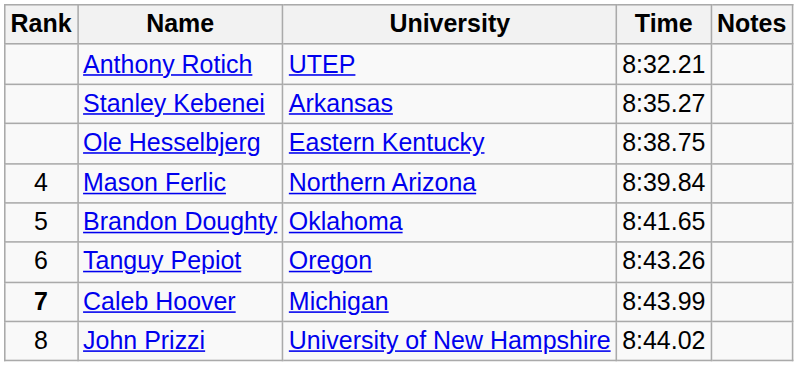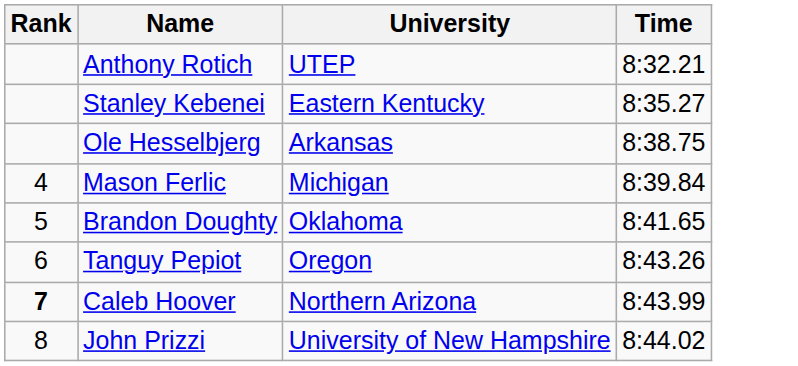- column: (752, 24)
(341, 103) Arkansas -> (387, 103) Eastern Kentucky
(387, 143) Eastern Kentucky -> (341, 143) Arkansas
(382, 182) Northern Arizona -> (339, 182) Michigan
(339, 301) Michigan -> (382, 301) Northern Arizona
